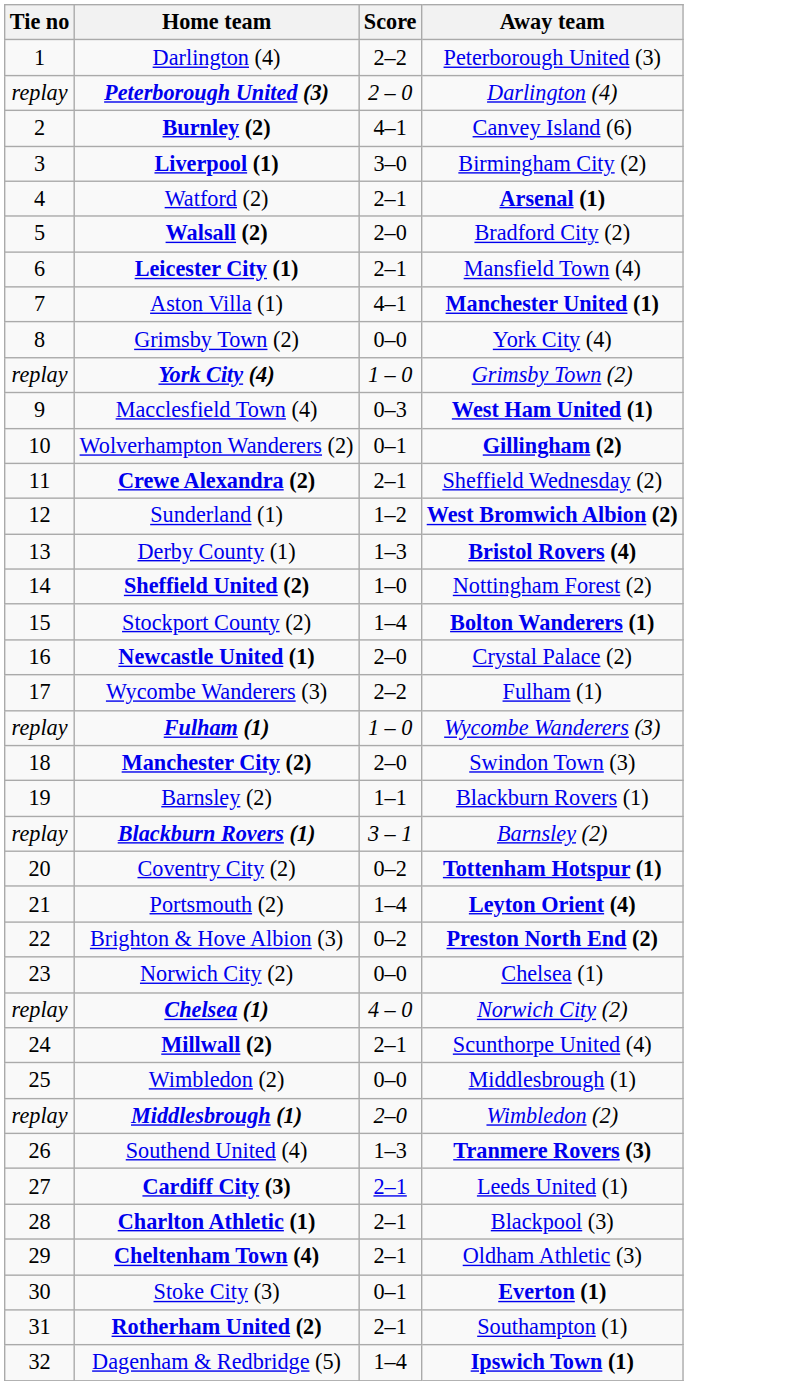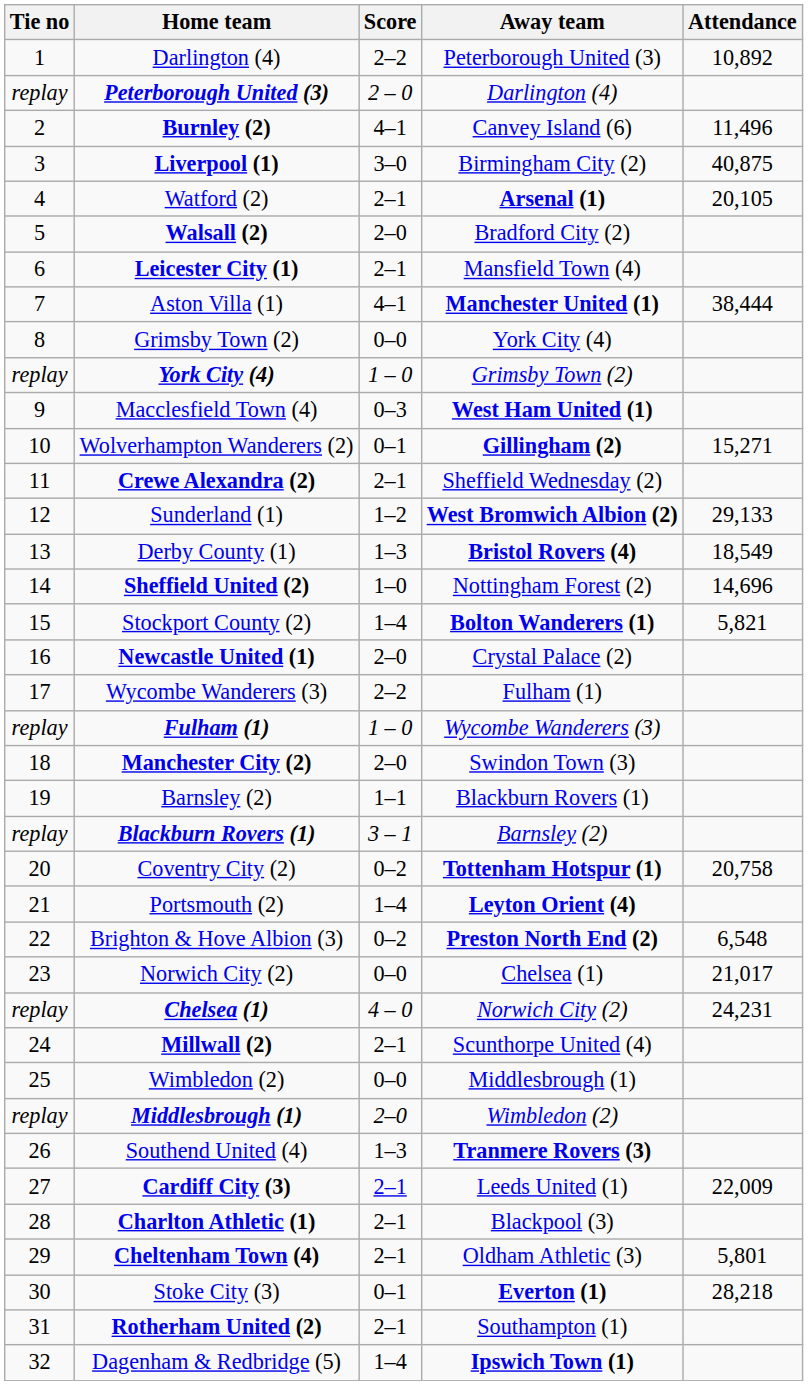+ column: (742, 22)
